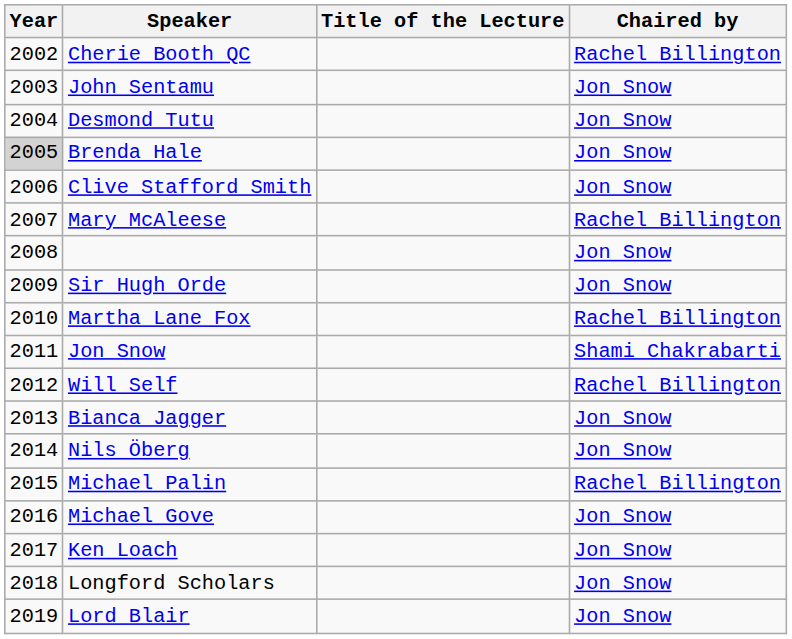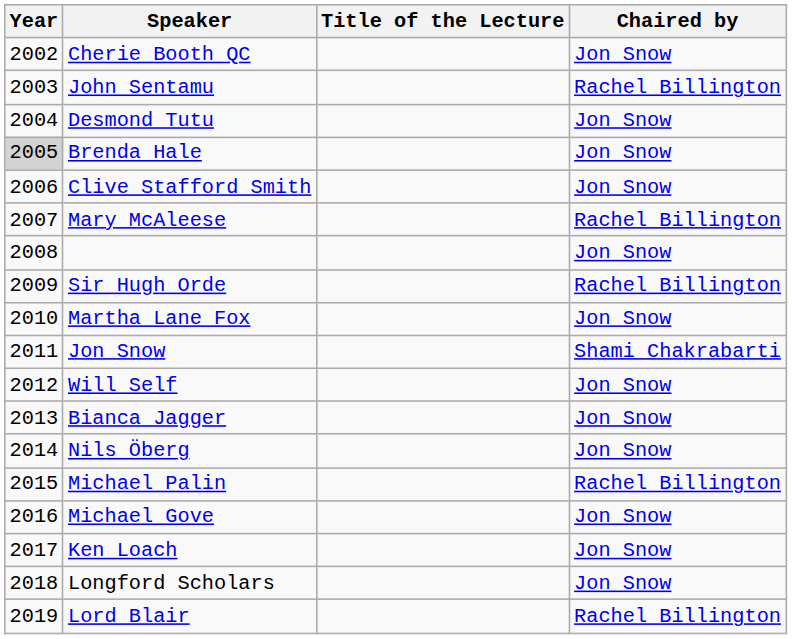(678, 54) Rachel Billington -> (623, 54) Jon Snow
(623, 87) Jon Snow -> (678, 87) Rachel Billington
(623, 286) Jon Snow -> (678, 286) Rachel Billington
(678, 319) Rachel Billington -> (623, 319) Jon Snow
(678, 385) Rachel Billington -> (623, 385) Jon Snow
(623, 616) Jon Snow -> (678, 616) Rachel Billington
